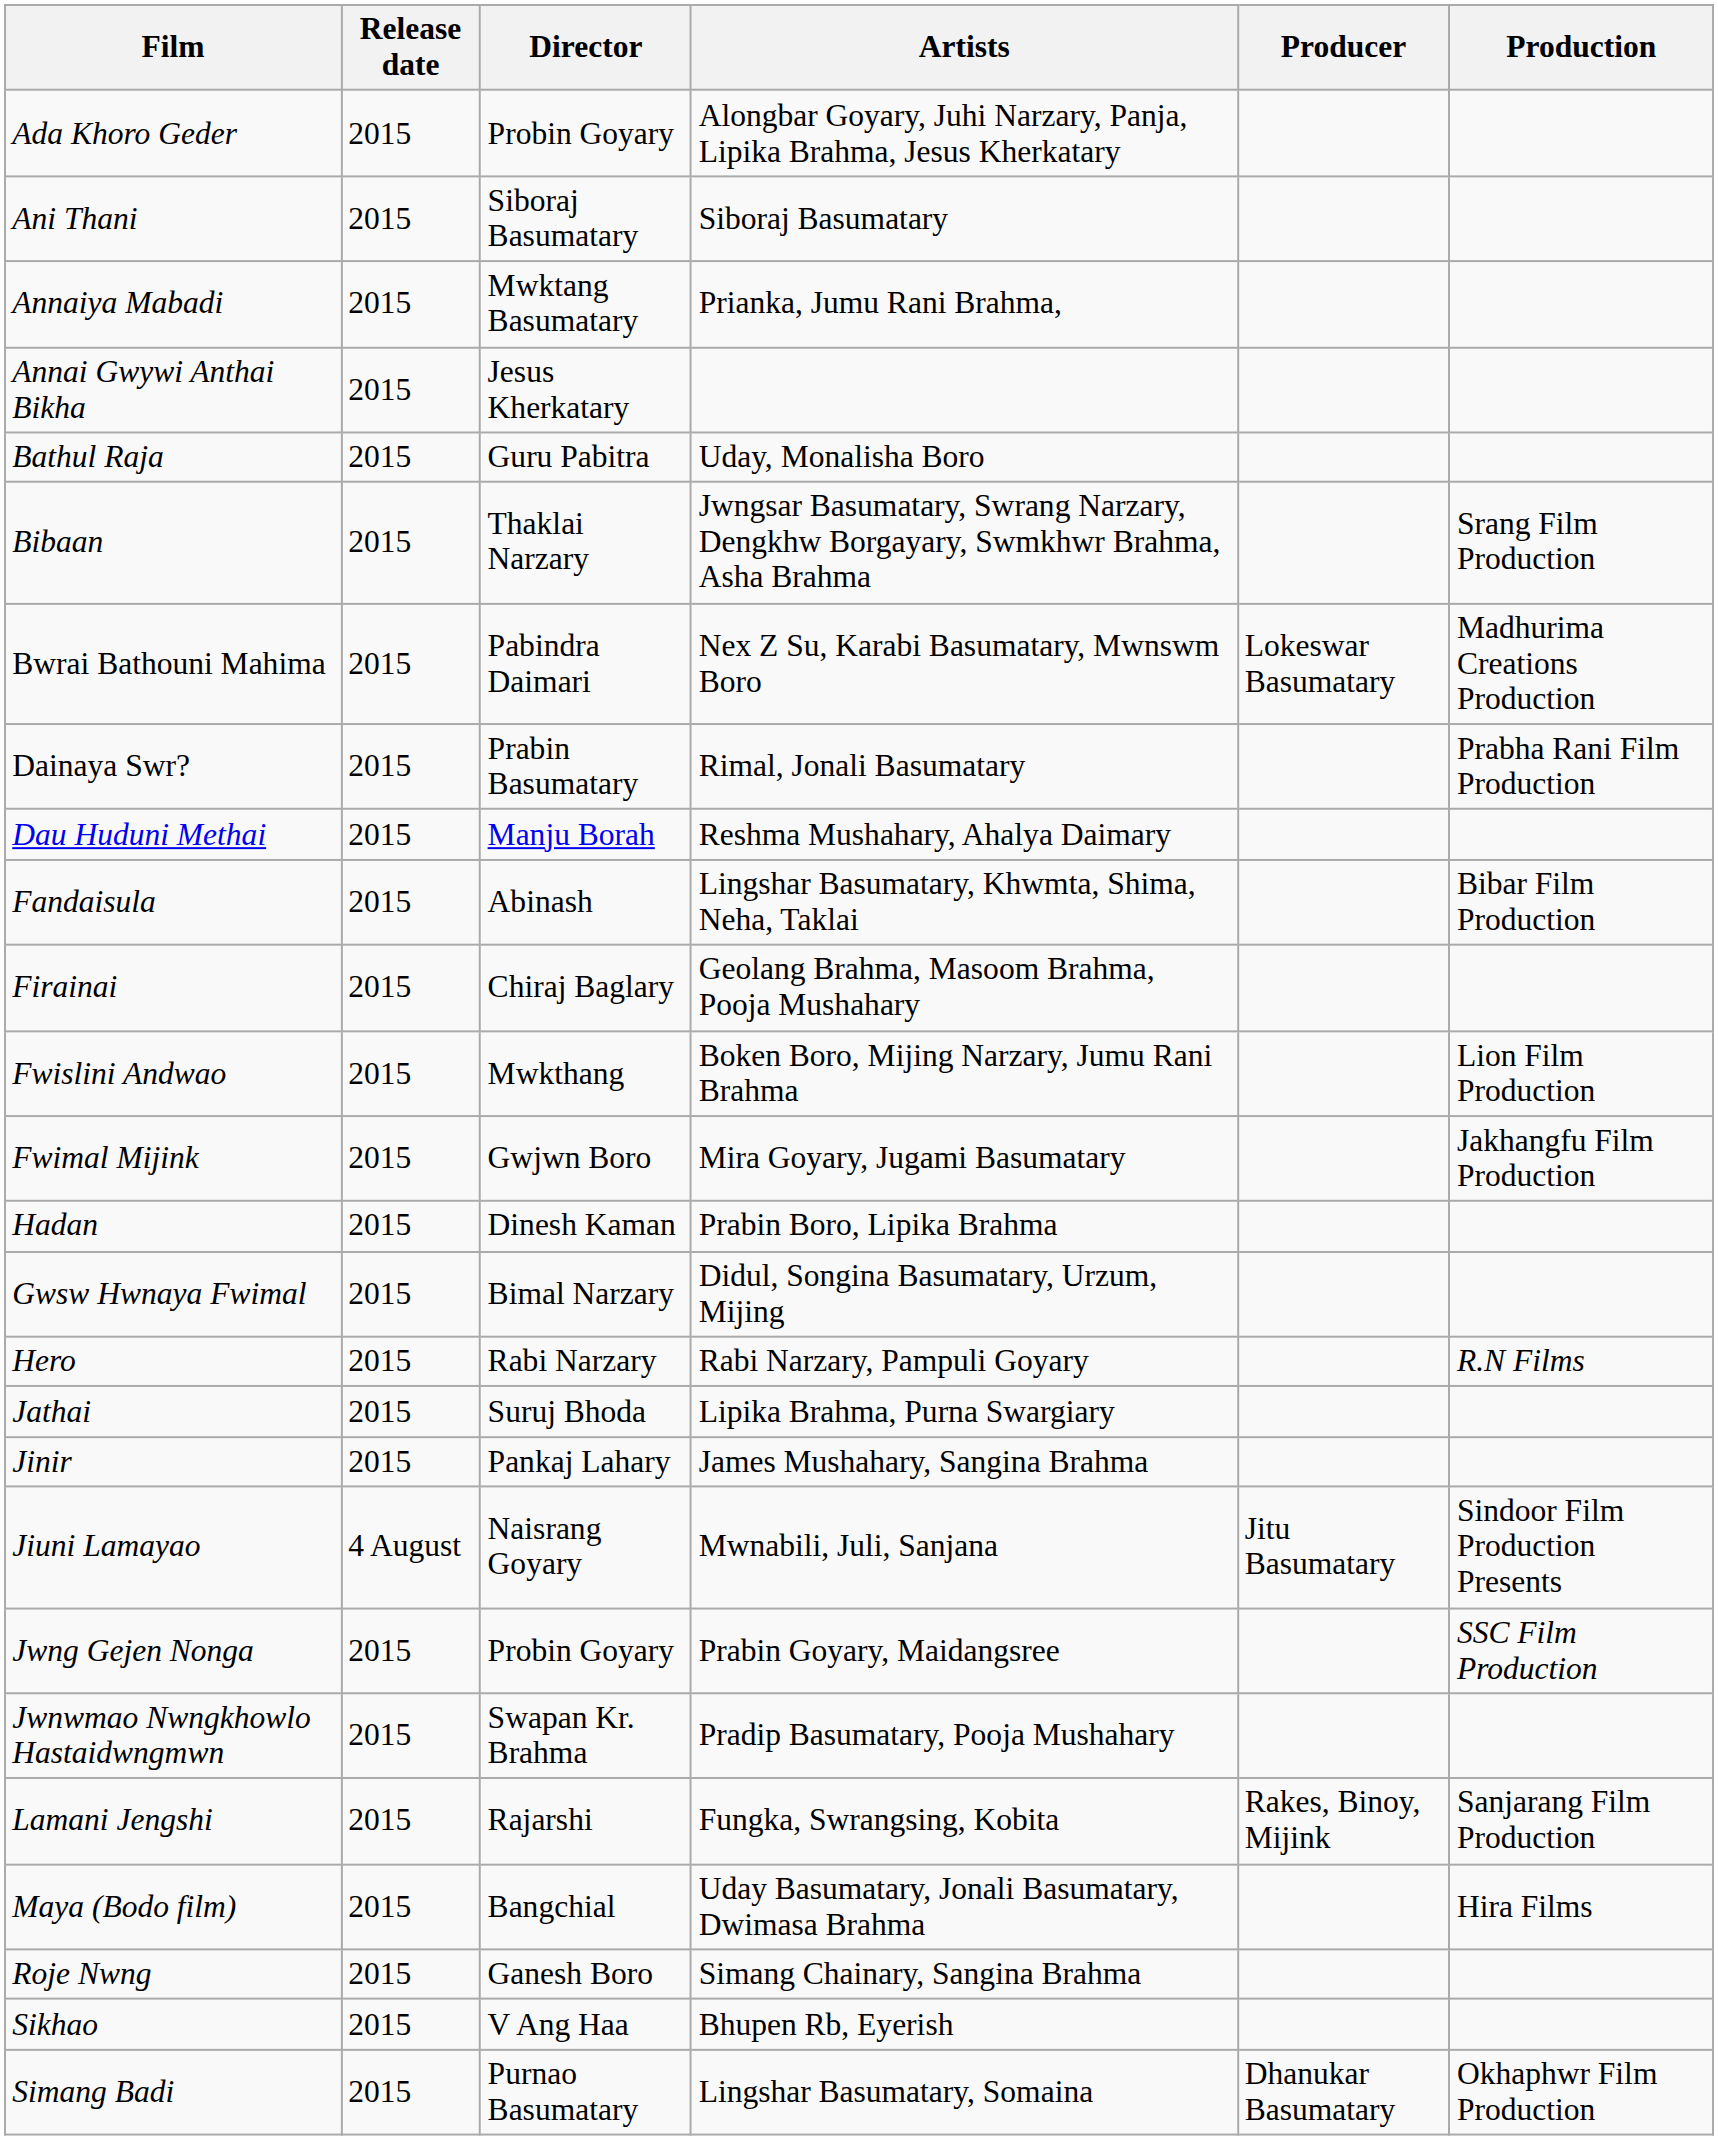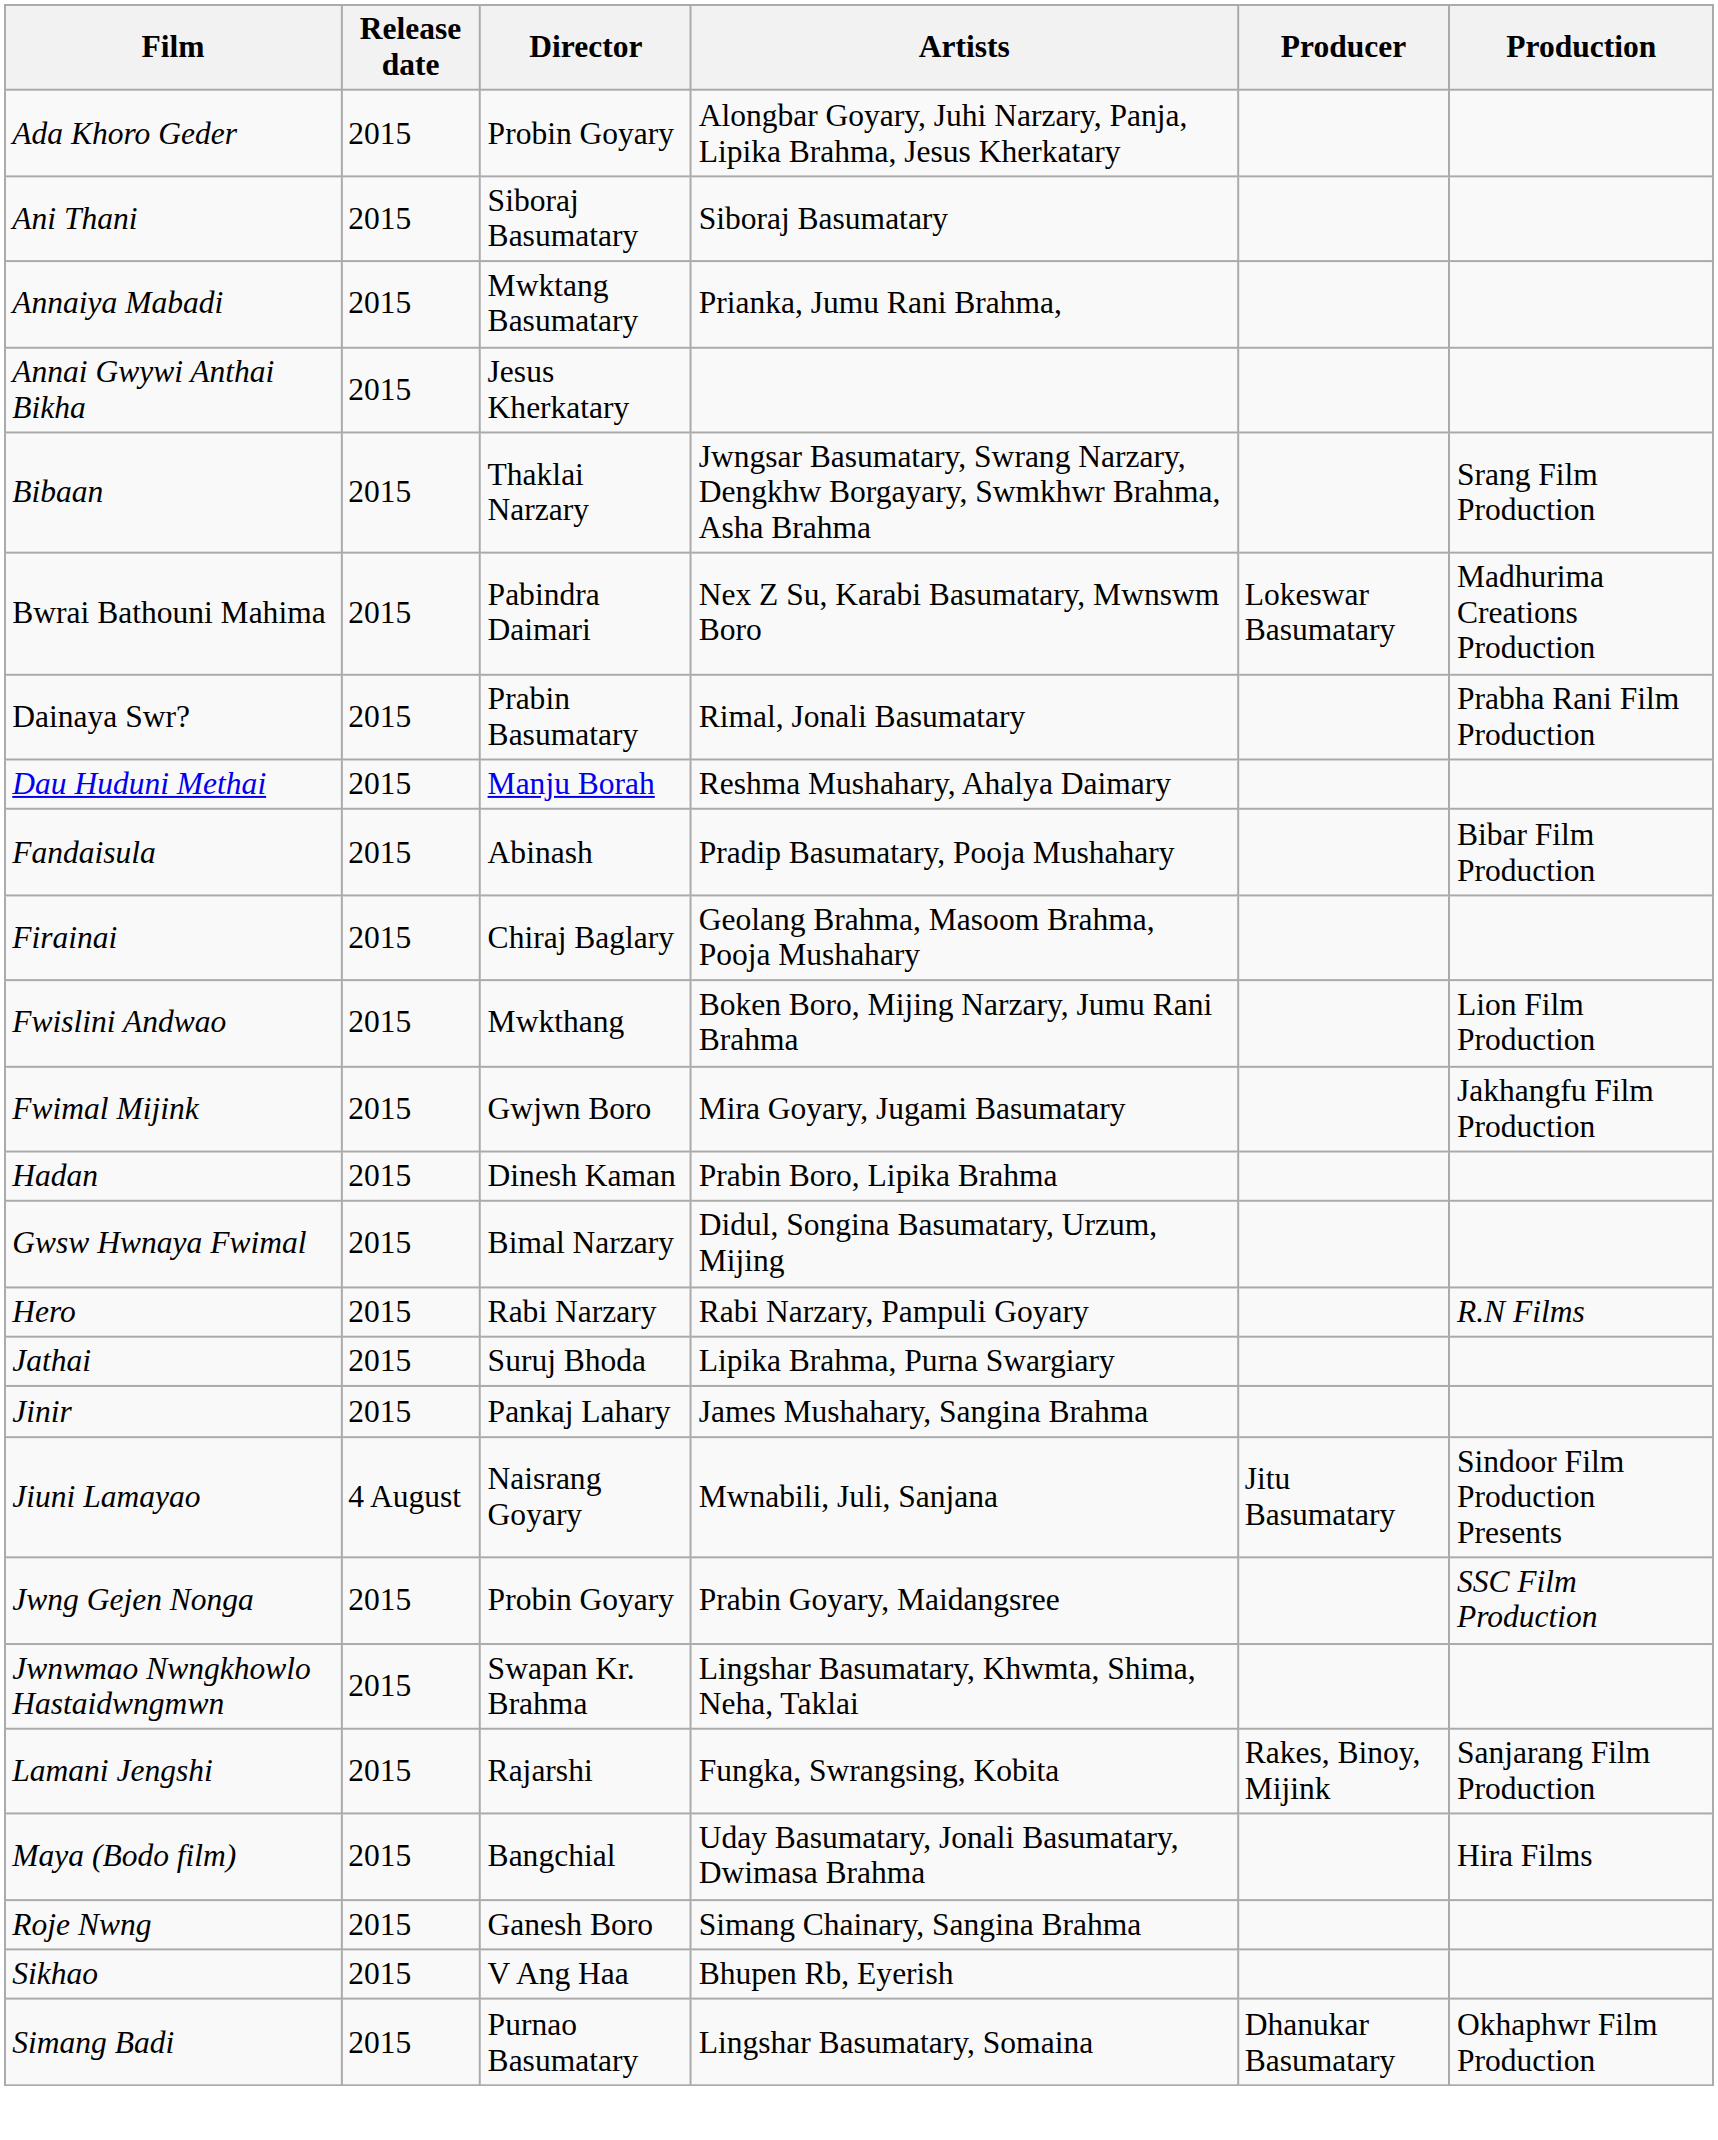- row: (88, 456)
(947, 901) Lingshar Basumatary, Khwmta, Shima, Neha, Taklai -> (937, 851) Pradip Basumatary, Pooja Mushahary
(937, 1735) Pradip Basumatary, Pooja Mushahary -> (947, 1685) Lingshar Basumatary, Khwmta, Shima, Neha, Taklai
